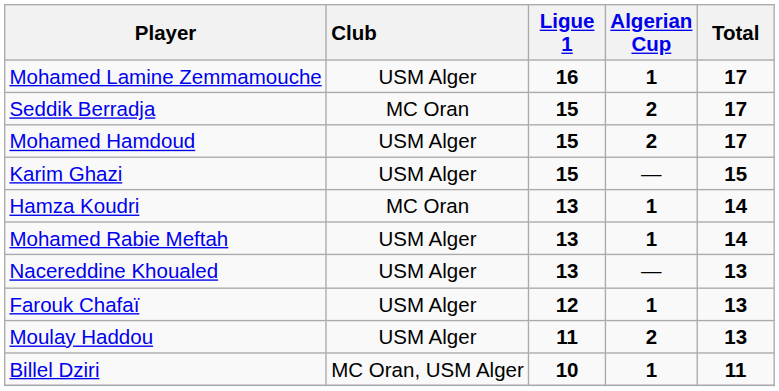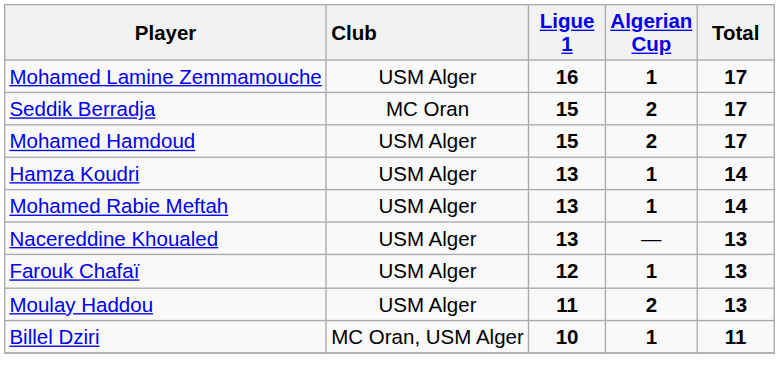- row: (66, 174)
(428, 206) MC Oran -> (427, 174) USM Alger
